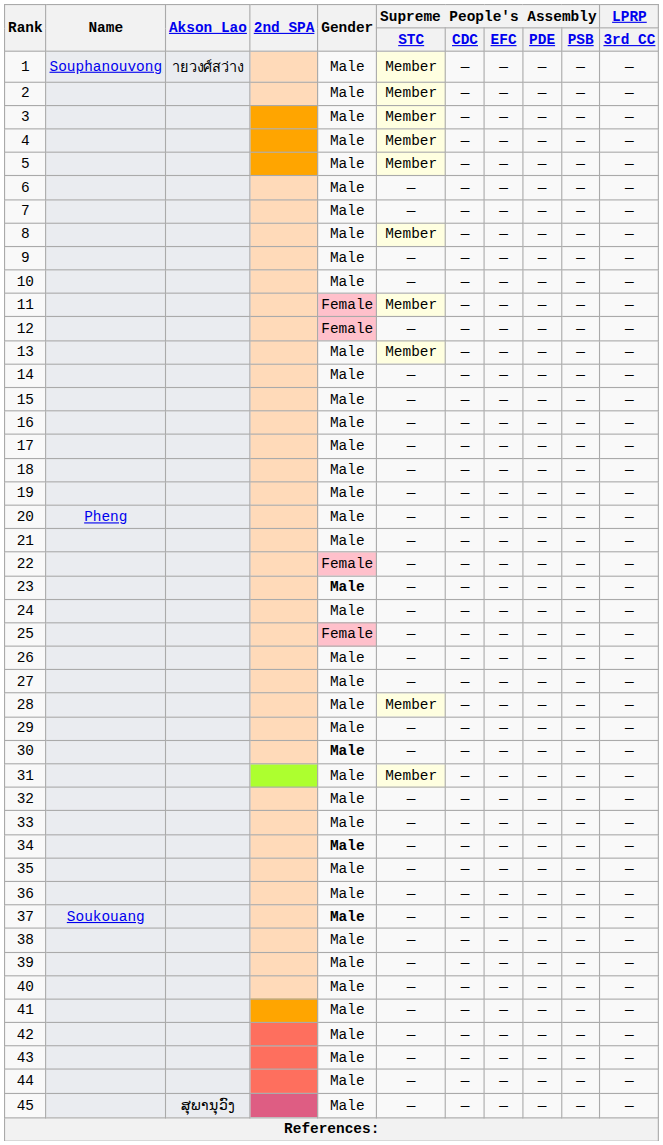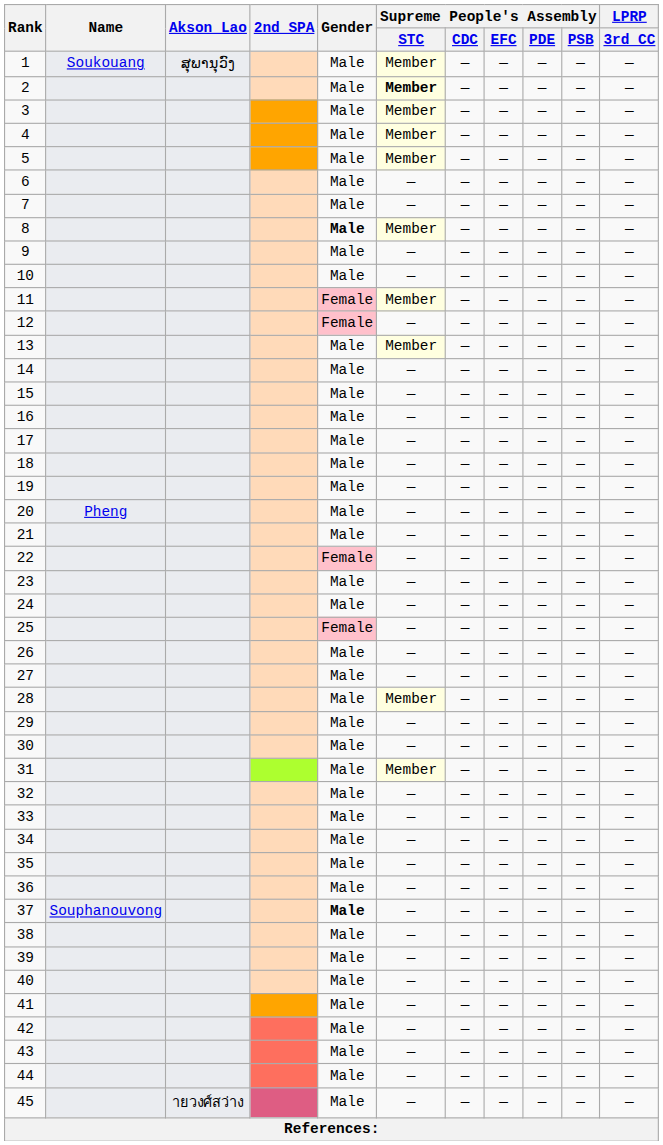(106, 67) Souphanouvong -> (106, 64) Soukouang
(208, 68) ายวงศ์สว่าง -> (208, 64) ສຸພານຸວົງ
(411, 94) normal -> (411, 88) bold
(347, 235) normal -> (347, 229) bold
(347, 587) bold -> (347, 582) normal
(347, 752) bold -> (347, 746) normal
(347, 846) bold -> (347, 841) normal
(106, 917) Soukouang -> (106, 911) Souphanouvong
(208, 1106) ສຸພານຸວົງ -> (208, 1104) ายวงศ์สว่าง
